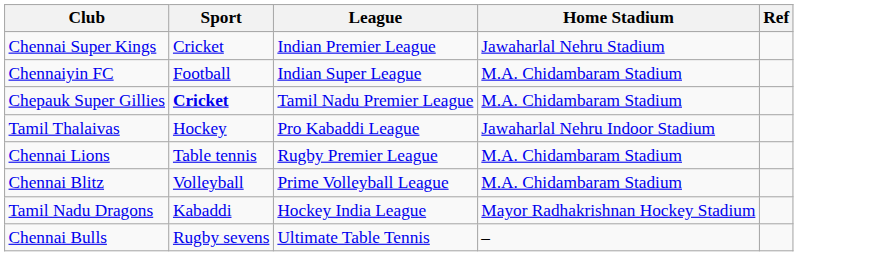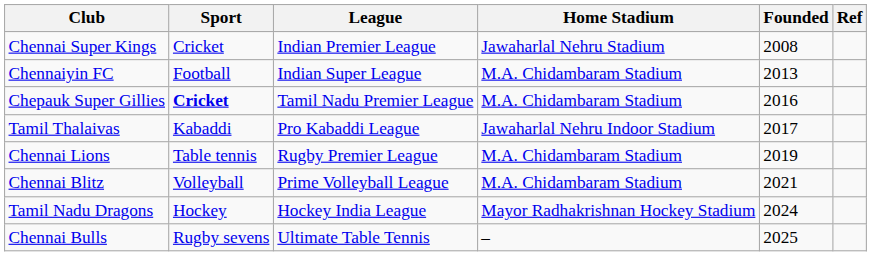+ column: (796, 18)
(200, 127) Hockey -> (202, 127) Kabaddi
(202, 210) Kabaddi -> (200, 210) Hockey
